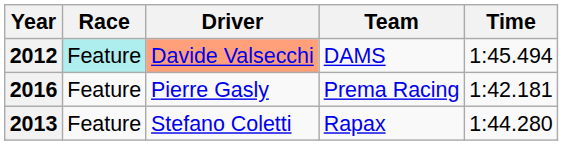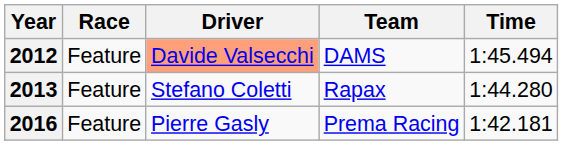(104, 56) paleturquoise background -> (104, 56) no background
rows swapped: (34, 124) <-> (34, 90)
